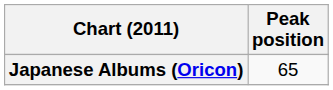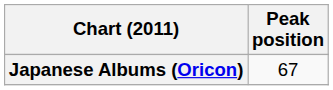(288, 69) 65 -> (288, 69) 67
